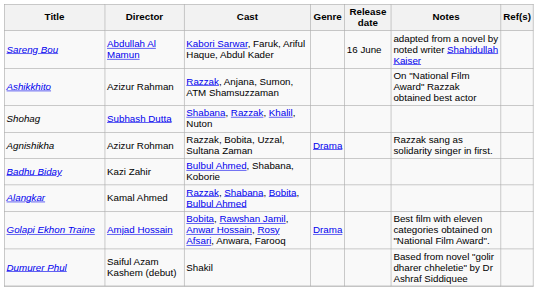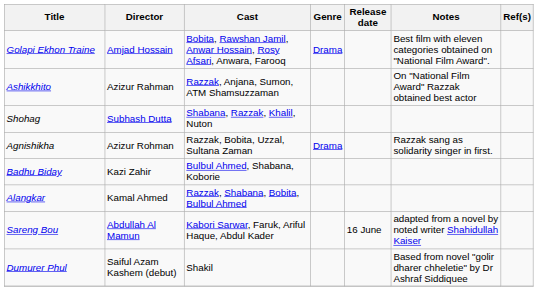rows swapped: (51, 230) <-> (32, 49)
